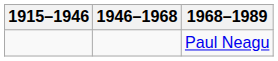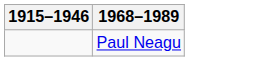- column: (137, 17)
